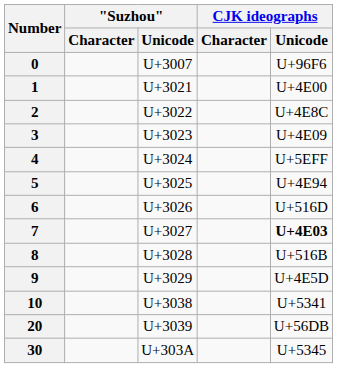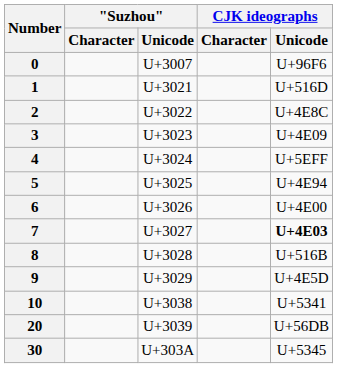(302, 87) U+4E00 -> (302, 87) U+516D
(302, 207) U+516D -> (302, 207) U+4E00
